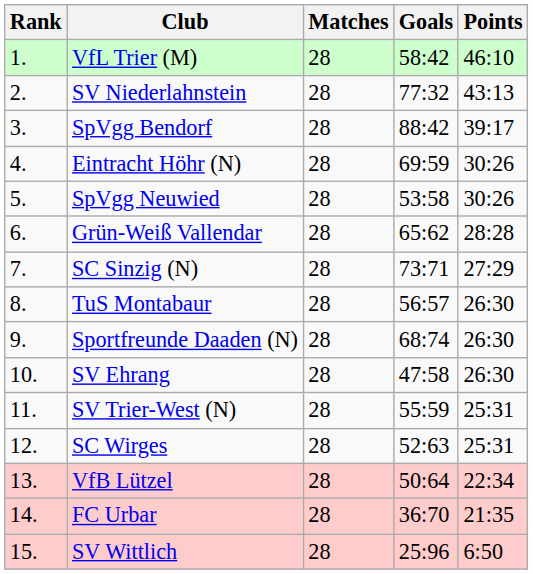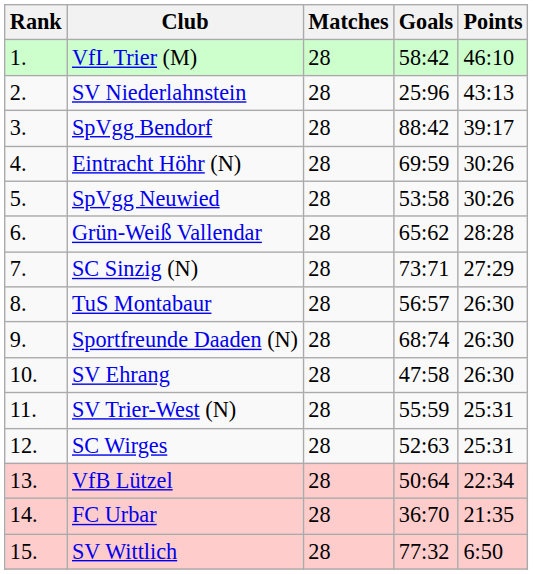(424, 92) 77:32 -> (424, 92) 25:96
(424, 551) 25:96 -> (424, 551) 77:32
